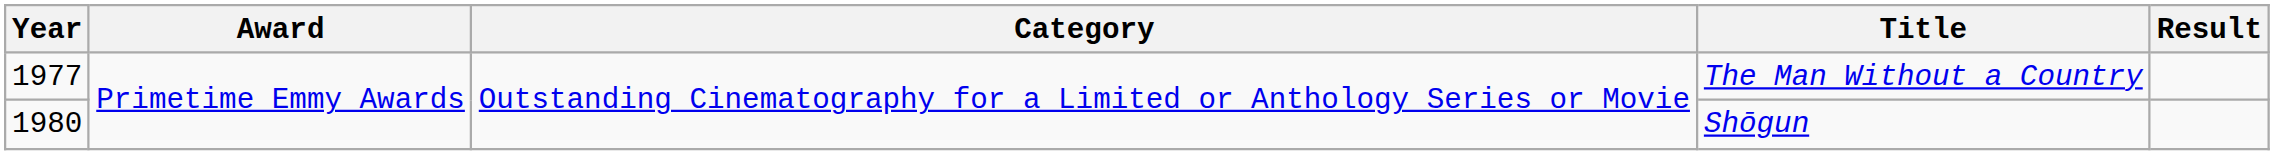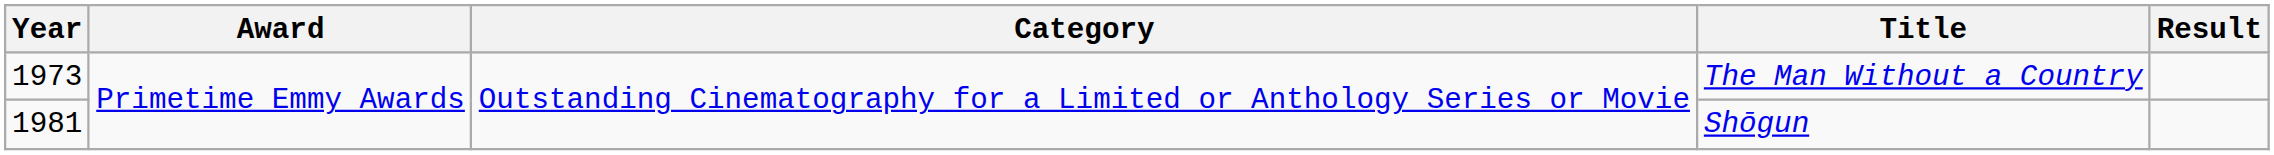(47, 77) 1977 -> (47, 77) 1973
(47, 124) 1980 -> (47, 124) 1981
